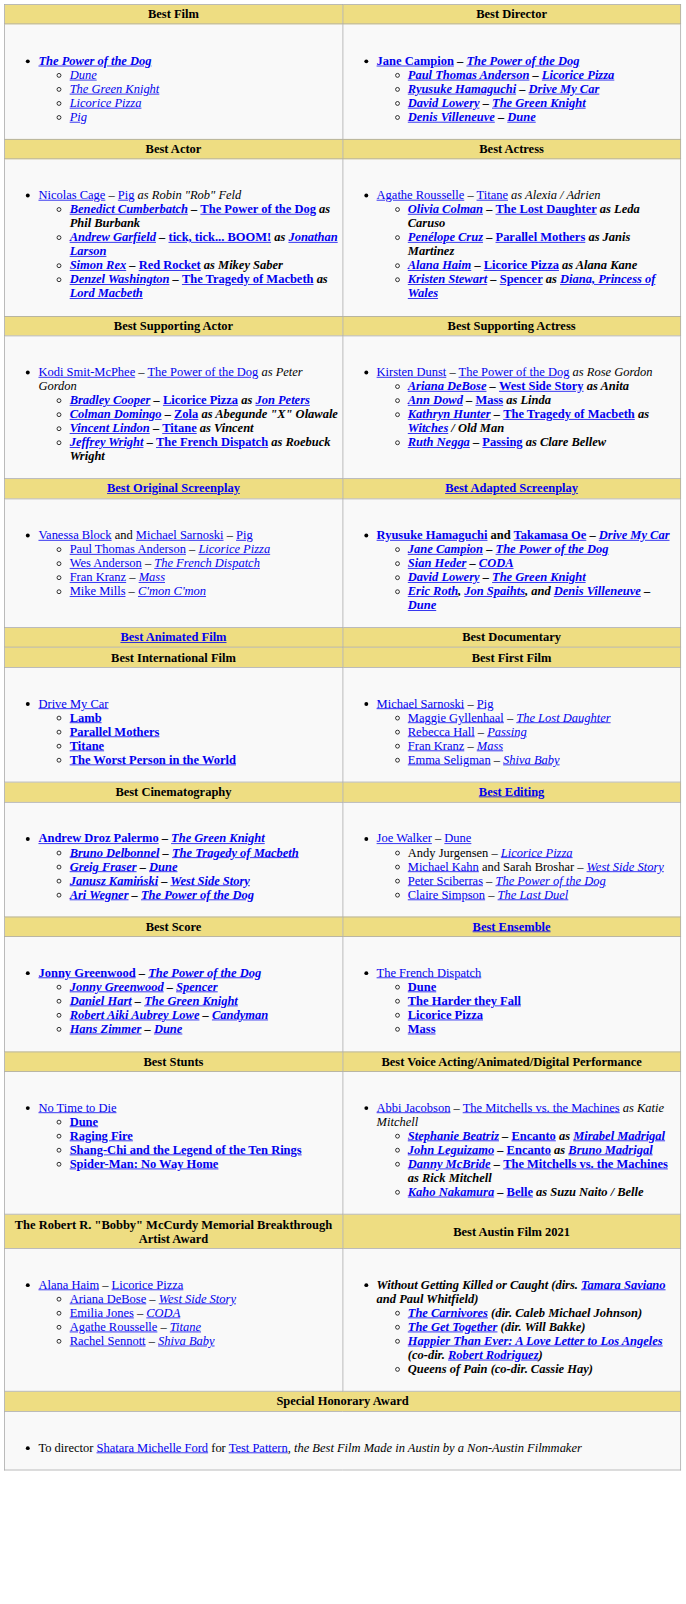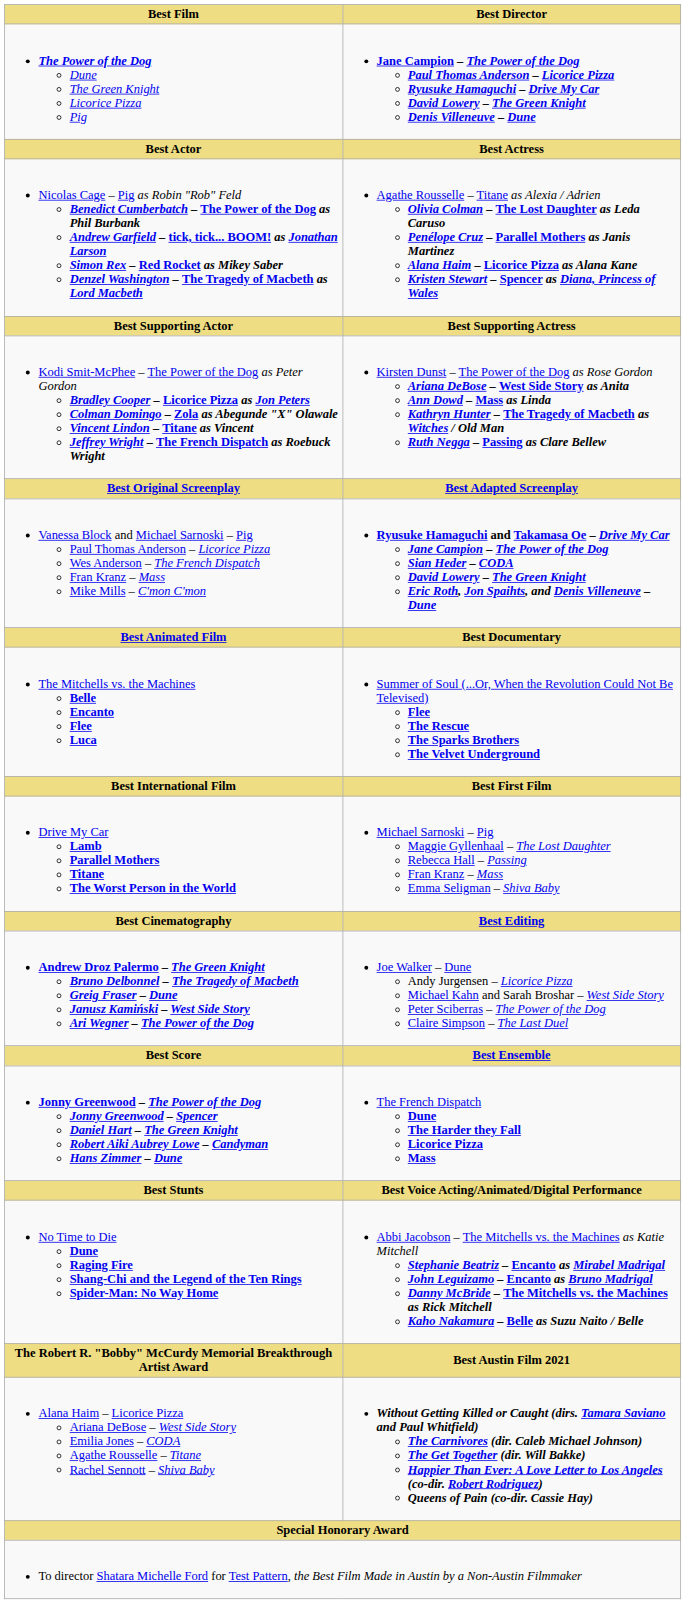+ row: (173, 712)
